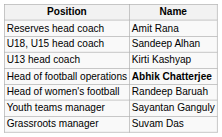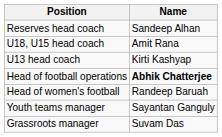(155, 28) Amit Rana -> (166, 28) Sandeep Alhan
(166, 44) Sandeep Alhan -> (155, 44) Amit Rana
